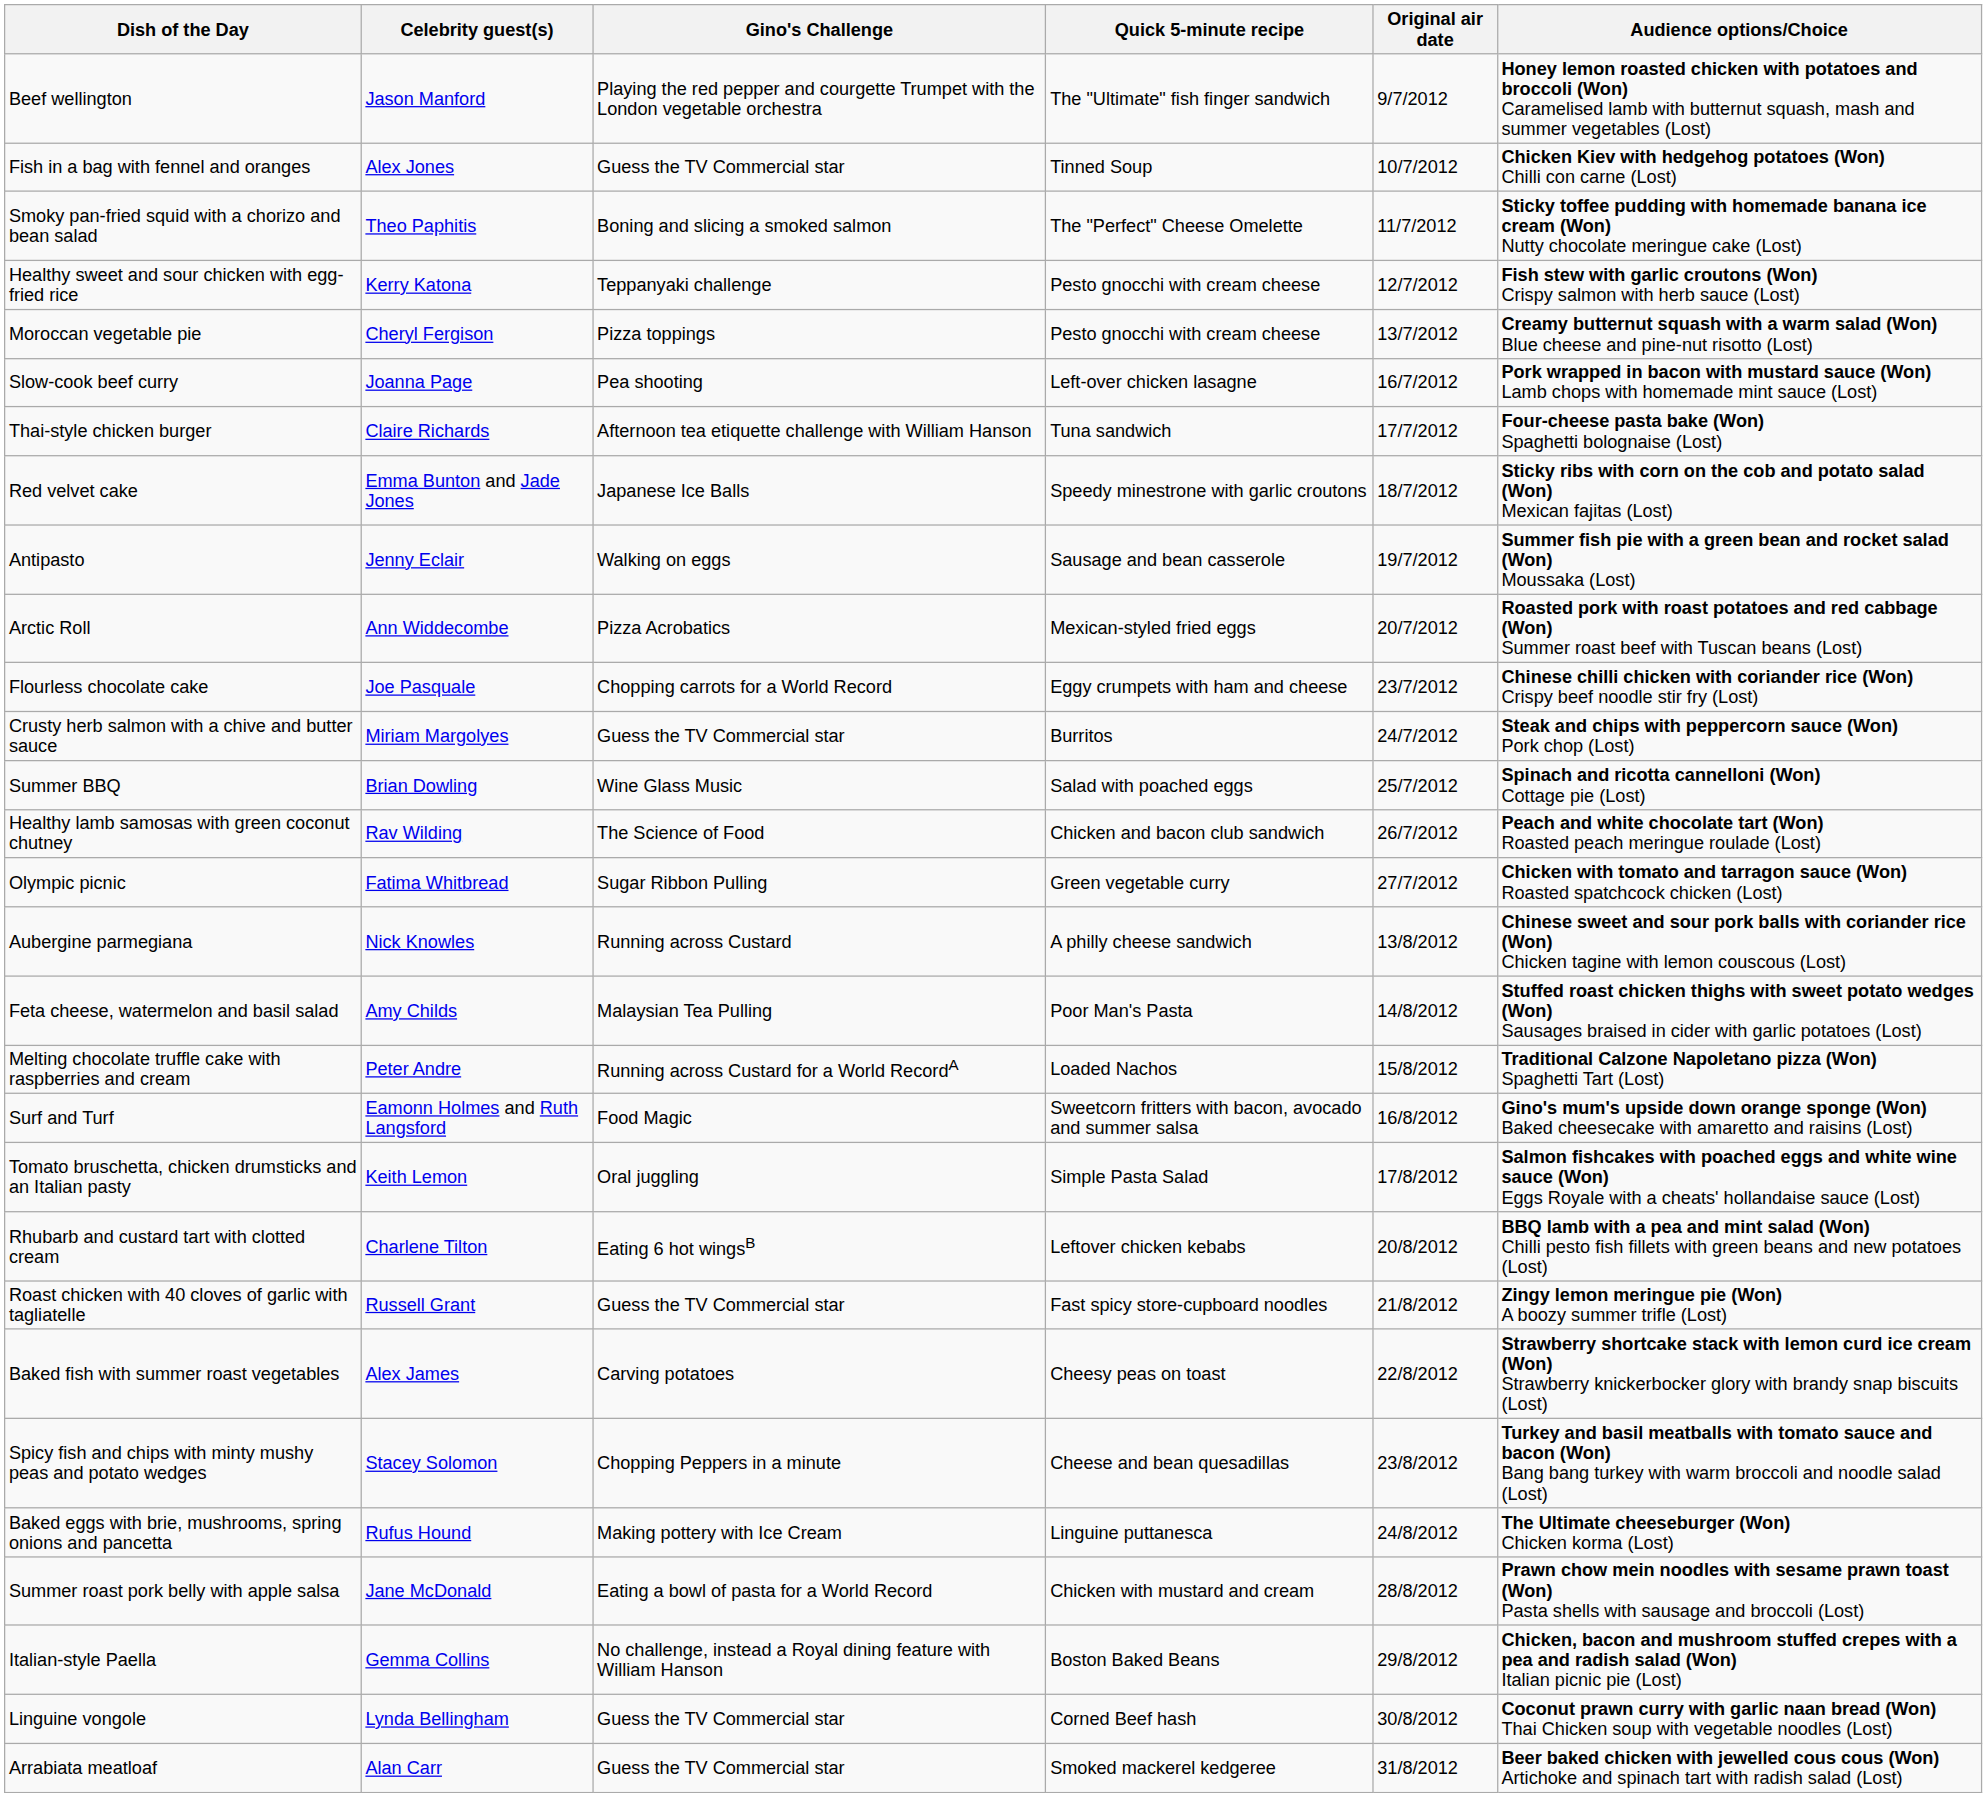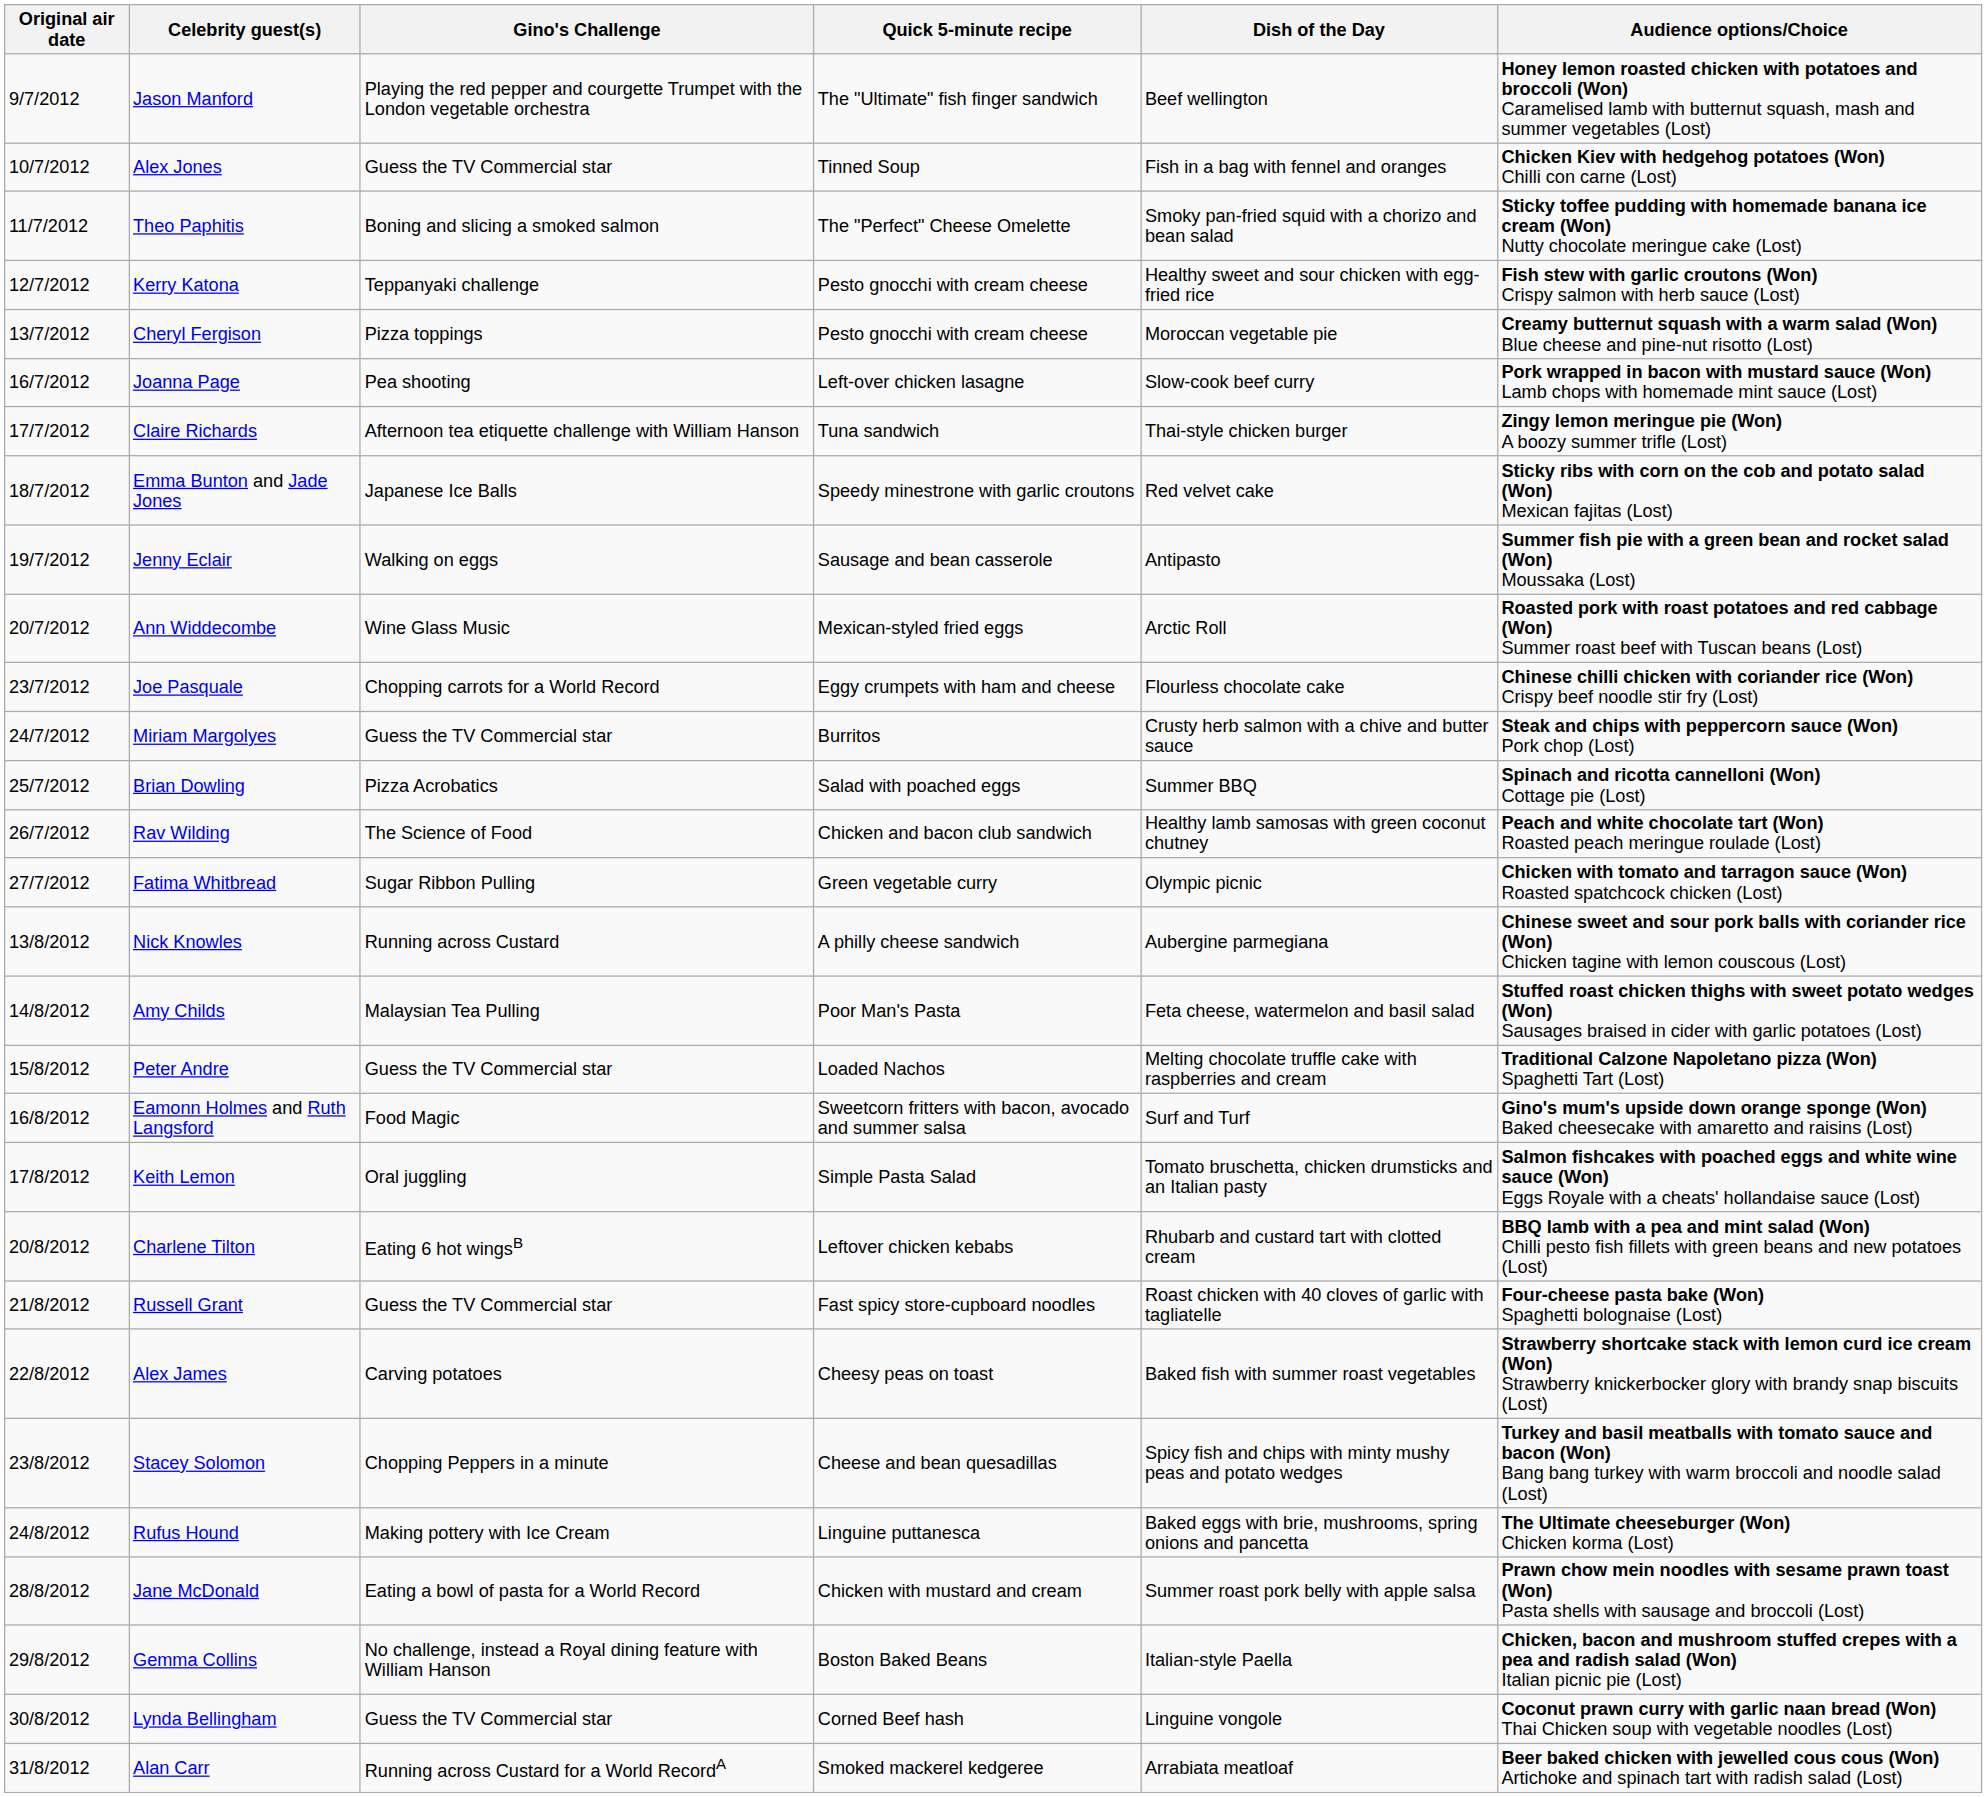columns swapped: (1435, 29) <-> (183, 29)
(1633, 432) Four-cheese pasta bake (Won) Spaghetti bolognaise (Lost) -> (1642, 432) Zingy lemon meringue pie (Won) A boozy summer trifle (Lost)
(664, 629) Pizza Acrobatics -> (437, 629) Wine Glass Music
(670, 785) Wine Glass Music -> (431, 785) Pizza Acrobatics
(778, 1070) Running across Custard for a World RecordA -> (489, 1070) Guess the TV Commercial star
(1642, 1305) Zingy lemon meringue pie (Won) A boozy summer trifle (Lost) -> (1633, 1305) Four-cheese pasta bake (Won) Spaghetti bolognaise (Lost)
(721, 1768) Guess the TV Commercial star -> (545, 1768) Running across Custard for a World RecordA
